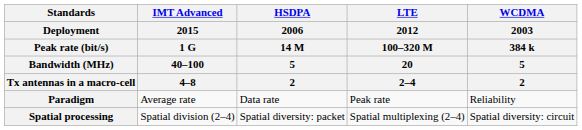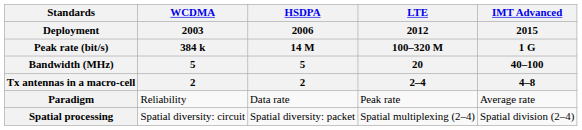columns swapped: (522, 82) <-> (188, 82)
